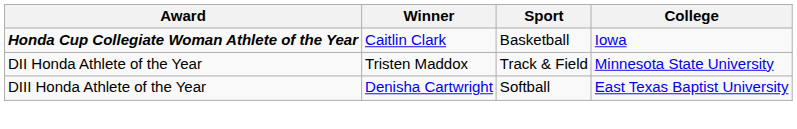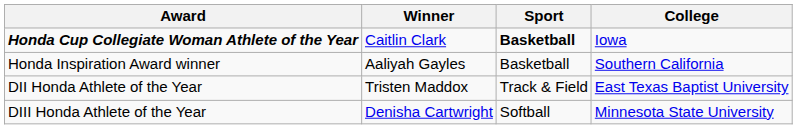(535, 40) normal -> (537, 40) bold
+ row: (114, 64)
(684, 64) Minnesota State University -> (692, 87) East Texas Baptist University
(692, 87) East Texas Baptist University -> (684, 111) Minnesota State University
